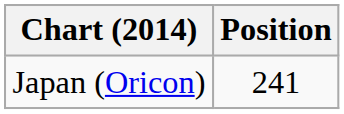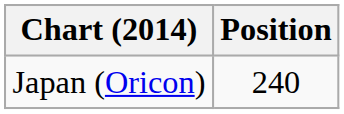(276, 81) 241 -> (276, 81) 240
